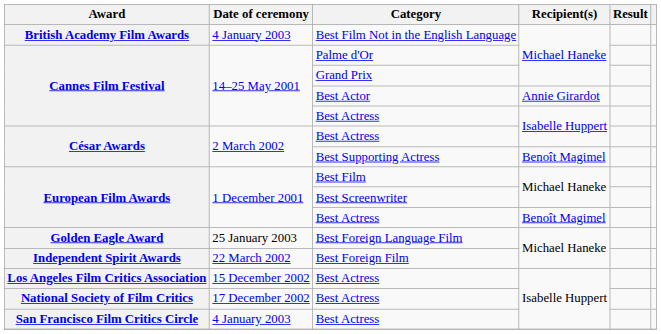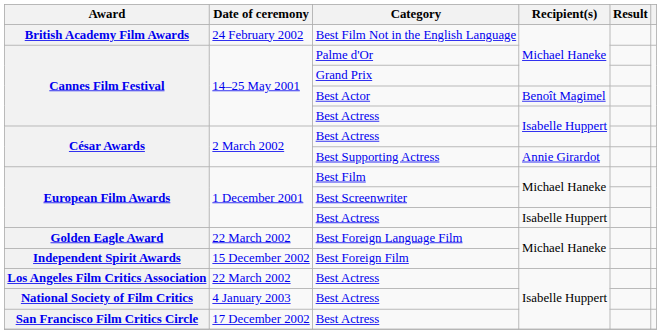(251, 34) 4 January 2003 -> (258, 34) 24 February 2002
(561, 95) Annie Girardot -> (564, 95) Benoît Magimel
(564, 156) Benoît Magimel -> (561, 156) Annie Girardot
(564, 217) Benoît Magimel -> (565, 217) Isabelle Huppert
(255, 237) 25 January 2003 -> (251, 237) 22 March 2002
(251, 258) 22 March 2002 -> (261, 258) 15 December 2002
(261, 278) 15 December 2002 -> (251, 278) 22 March 2002
(261, 298) 17 December 2002 -> (251, 298) 4 January 2003
(251, 319) 4 January 2003 -> (261, 319) 17 December 2002
